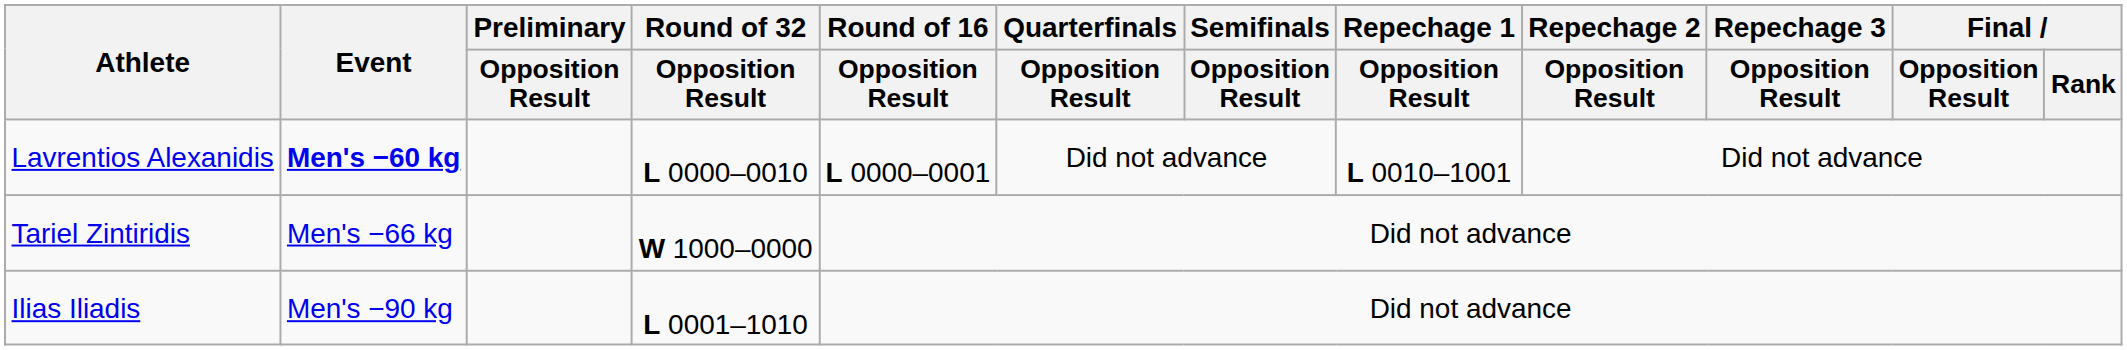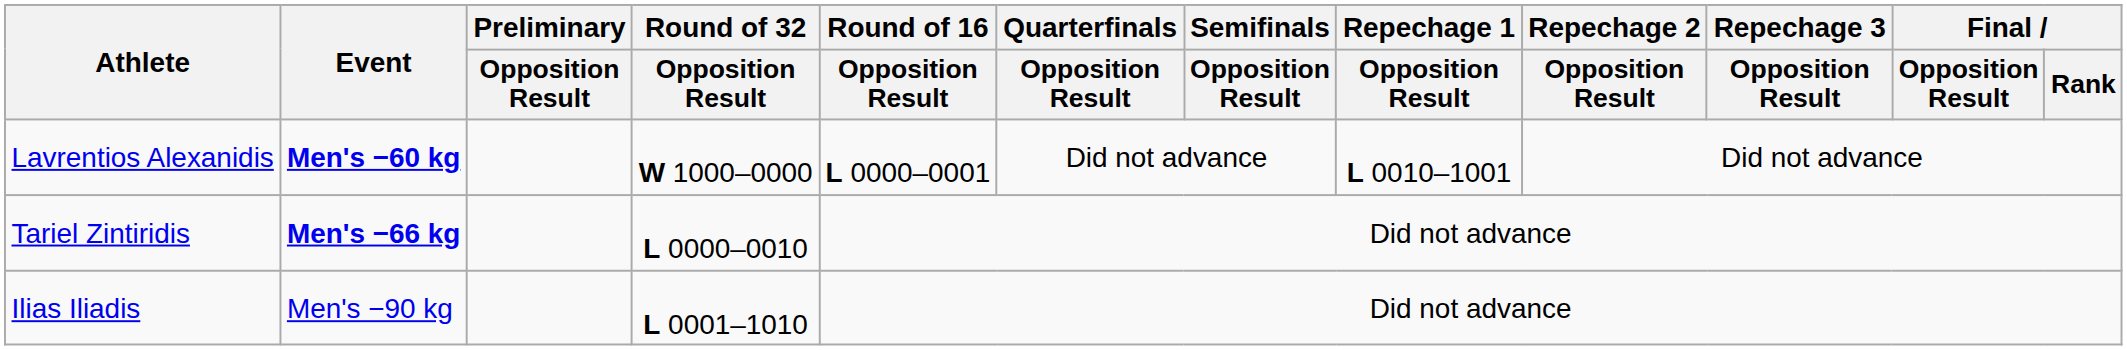(726, 173) L 0000–0010 -> (726, 173) W 1000–0000
(370, 233) normal -> (374, 233) bold
(726, 249) W 1000–0000 -> (726, 249) L 0000–0010
